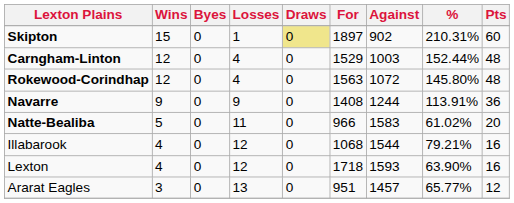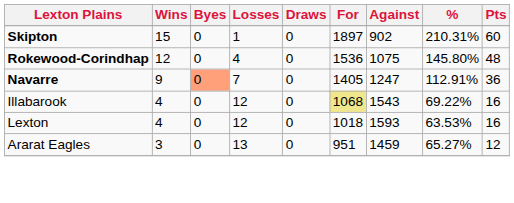(289, 36) khaki background -> (289, 36) no background
- row: (64, 58)
(348, 79) 1563 -> (348, 58) 1536
(384, 79) 1072 -> (384, 58) 1075
(198, 101) no background -> (198, 79) lightsalmon background
(236, 101) 9 -> (236, 79) 7
(348, 101) 1408 -> (348, 79) 1405
(384, 101) 1244 -> (384, 79) 1247
(452, 101) 113.91% -> (452, 79) 112.91%
- row: (51, 123)
(348, 144) no background -> (348, 101) khaki background
(384, 144) 1544 -> (384, 101) 1543
(448, 144) 79.21% -> (448, 101) 69.22%
(348, 166) 1718 -> (348, 123) 1018
(448, 166) 63.90% -> (448, 123) 63.53%
(384, 187) 1457 -> (384, 144) 1459
(448, 187) 65.77% -> (448, 144) 65.27%
